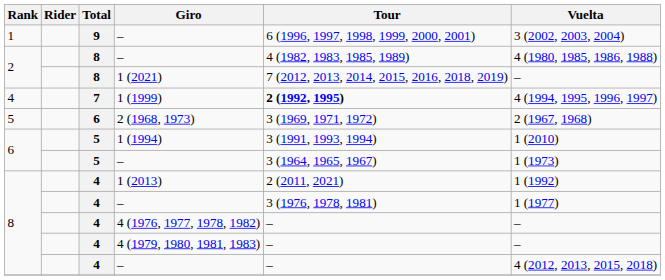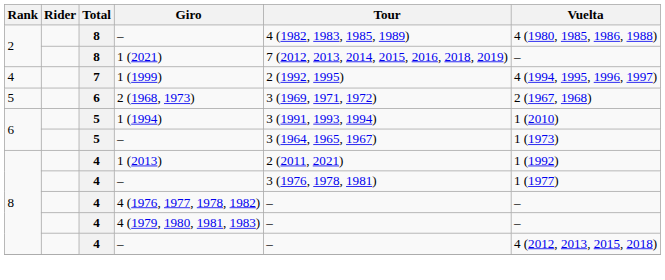- row: (11, 35)
(305, 98) bold -> (305, 77) normal
